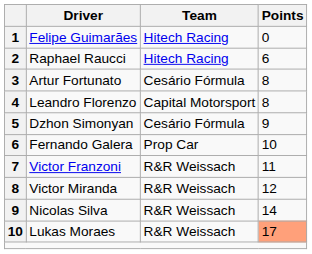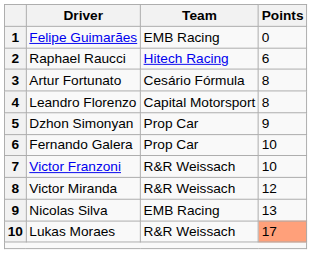(186, 37) Hitech Racing -> (182, 37) EMB Racing
(194, 124) Cesário Fórmula -> (171, 124) Prop Car
(269, 167) 11 -> (269, 167) 10
(189, 210) R&R Weissach -> (182, 210) EMB Racing
(269, 210) 14 -> (269, 210) 13
